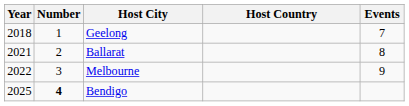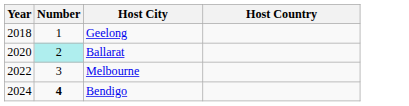- column: (382, 14)
(19, 52) 2021 -> (19, 52) 2020
(59, 52) no background -> (59, 52) paleturquoise background
(19, 91) 2025 -> (19, 91) 2024
